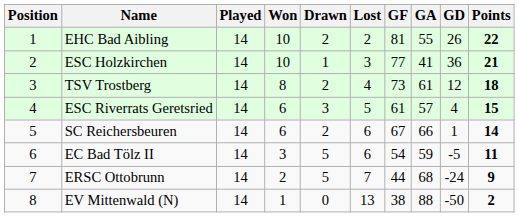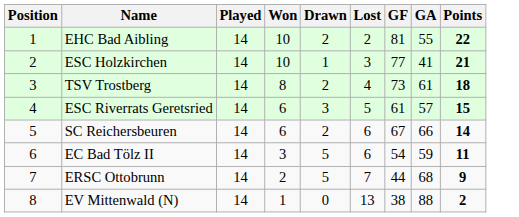- column: (454, 16)
